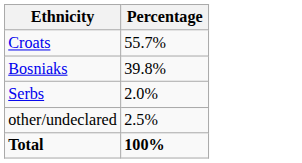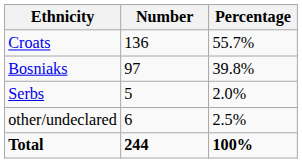+ column: (165, 17)
